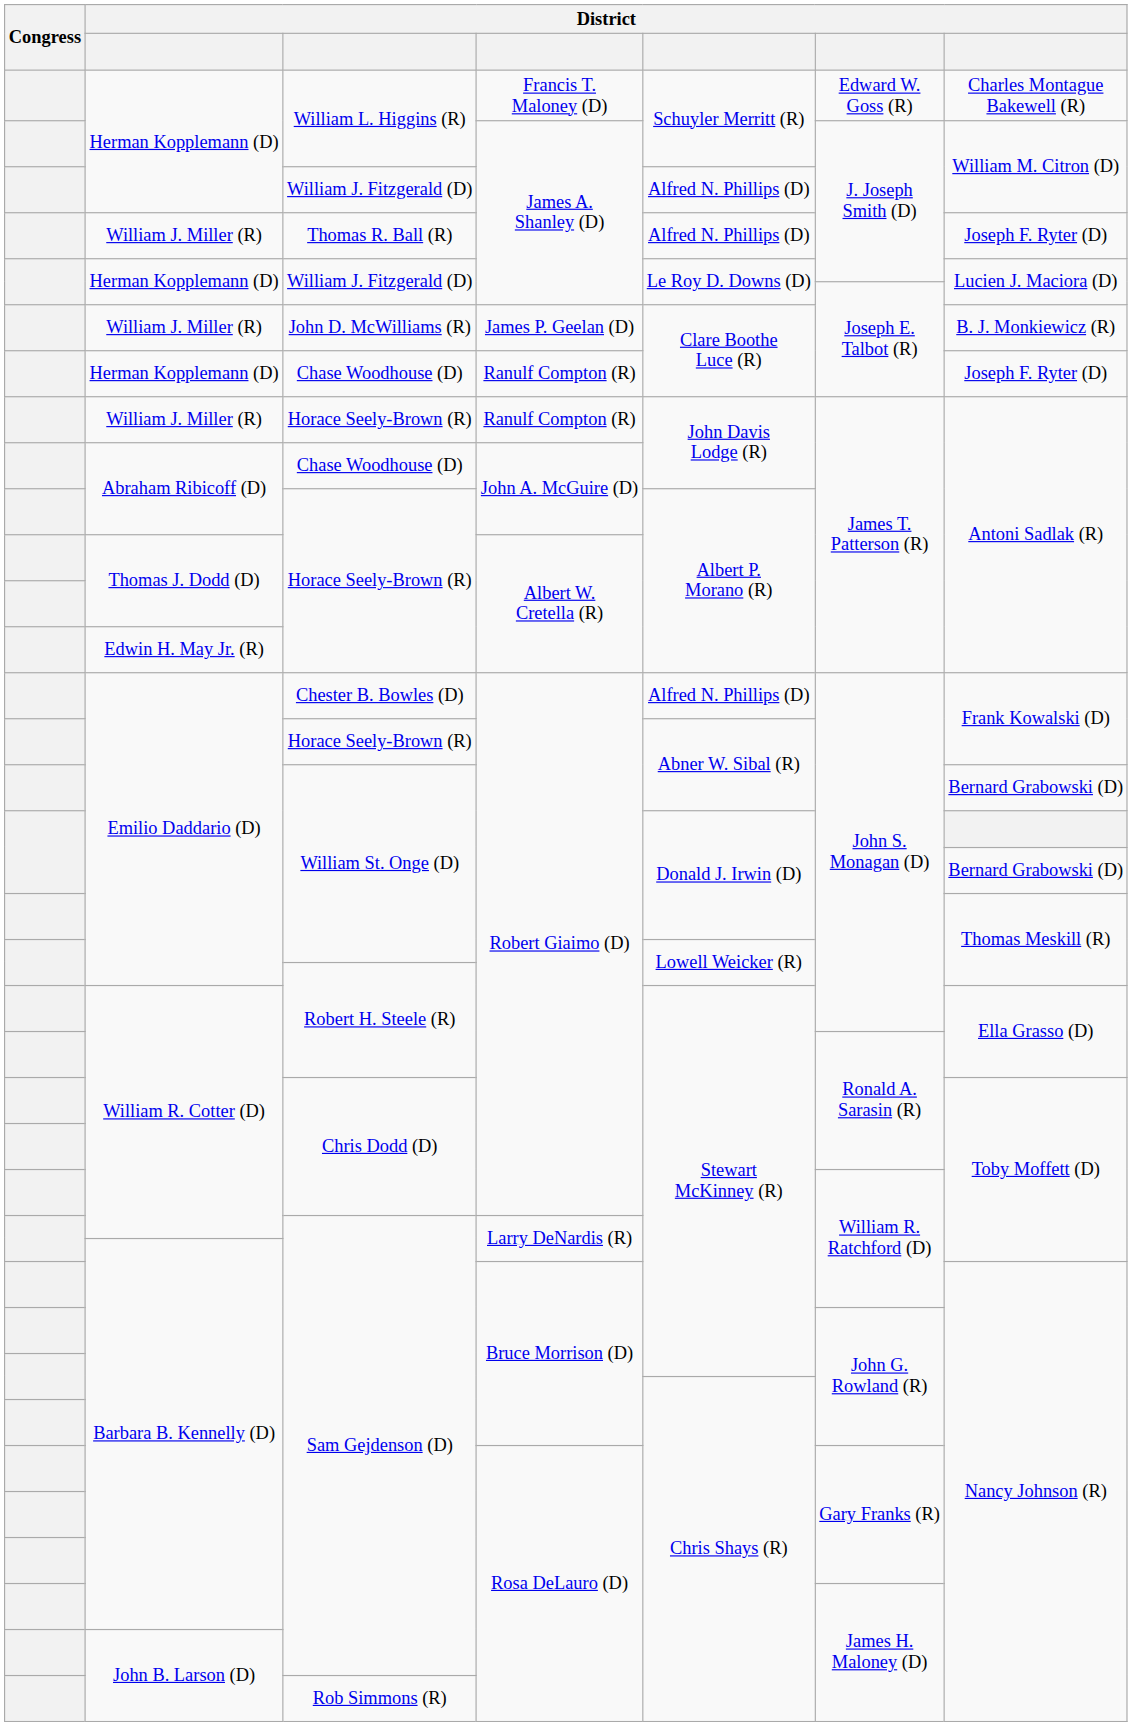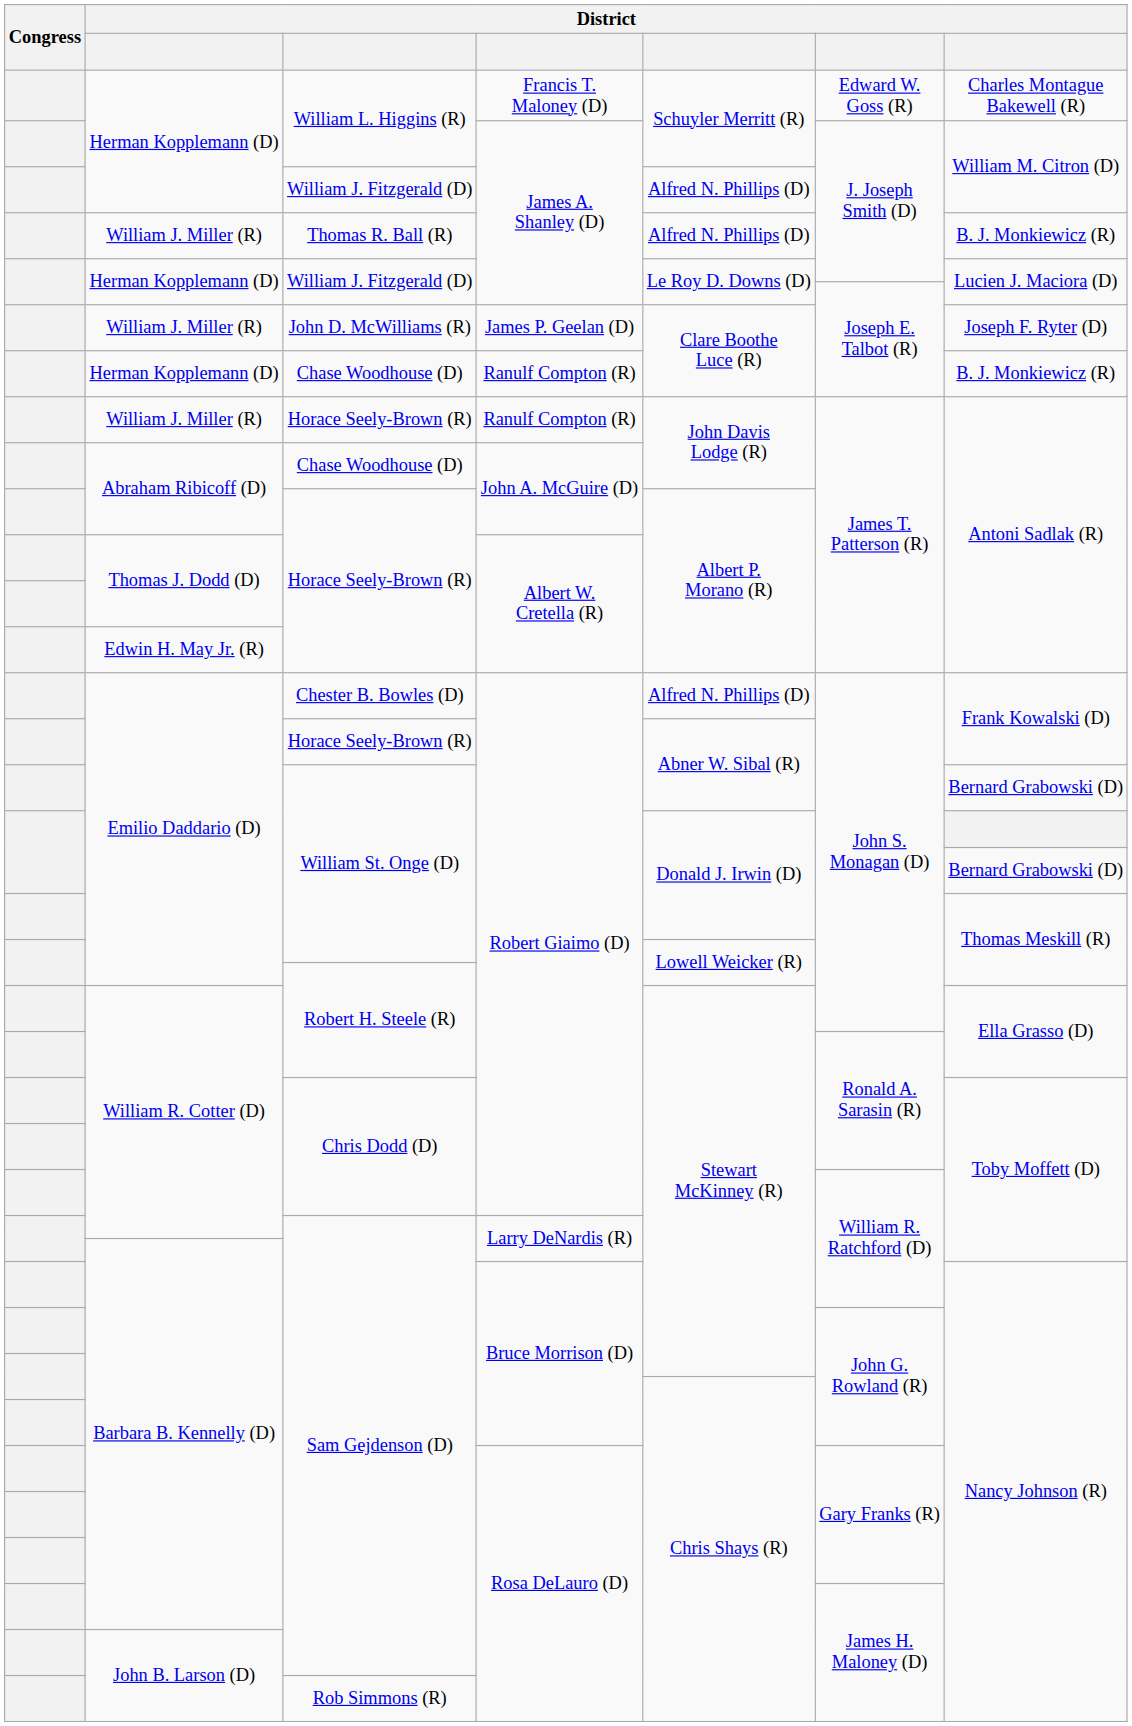(1036, 235) Joseph F. Ryter (D) -> (1036, 235) B. J. Monkiewicz (R)
(1036, 327) B. J. Monkiewicz (R) -> (1036, 327) Joseph F. Ryter (D)
(1036, 373) Joseph F. Ryter (D) -> (1036, 373) B. J. Monkiewicz (R)
